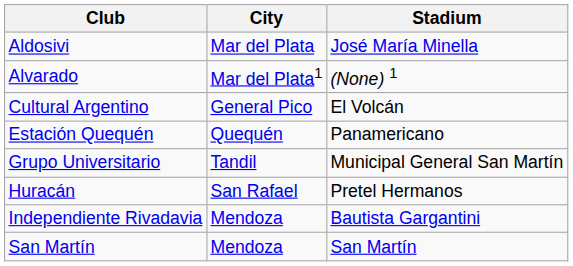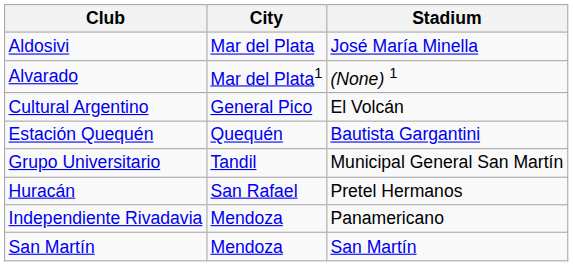(387, 134) Panamericano -> (405, 134) Bautista Gargantini
(405, 218) Bautista Gargantini -> (387, 218) Panamericano
